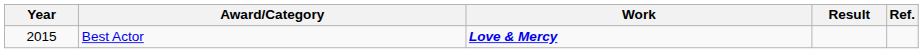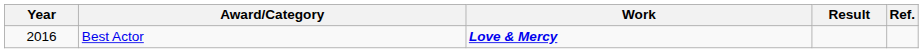(42, 36) 2015 -> (42, 36) 2016
